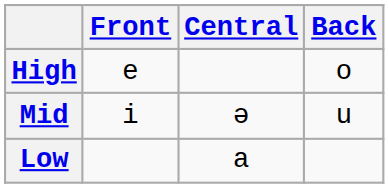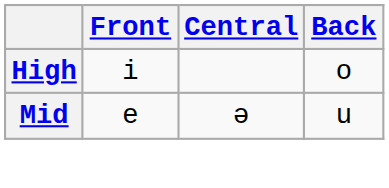(130, 71) e -> (130, 71) i
(130, 116) i -> (130, 116) e
- row: (44, 160)
